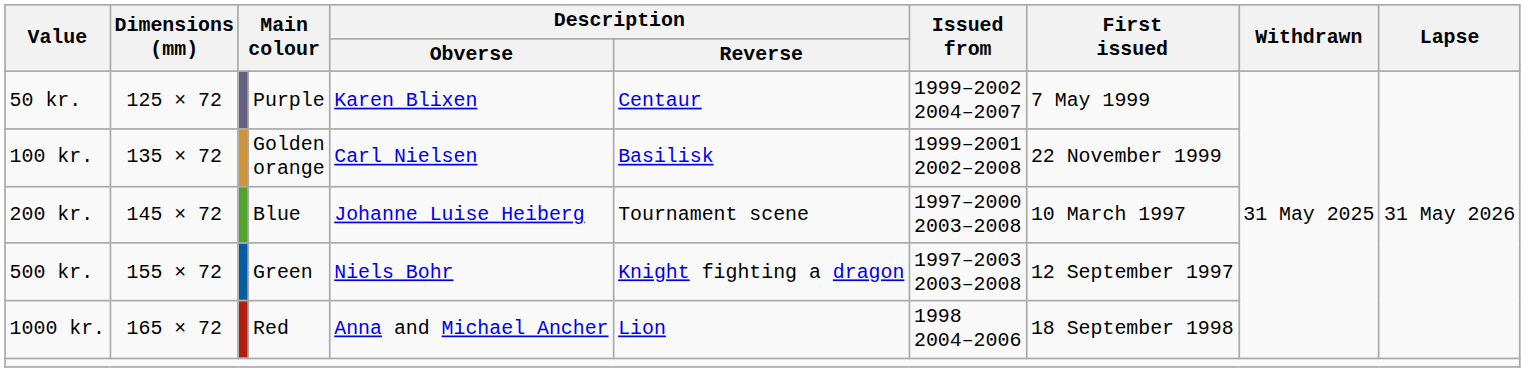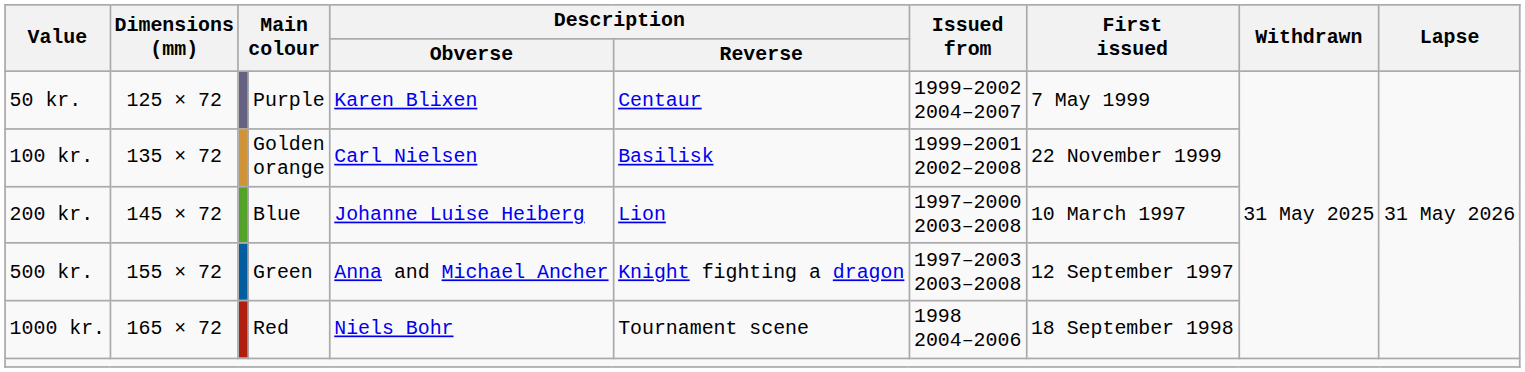(714, 215) Tournament scene -> (642, 215) Lion
(394, 272) Niels Bohr -> (471, 272) Anna and Michael Ancher
(471, 329) Anna and Michael Ancher -> (394, 329) Niels Bohr
(642, 329) Lion -> (714, 329) Tournament scene
